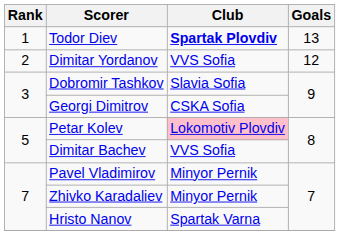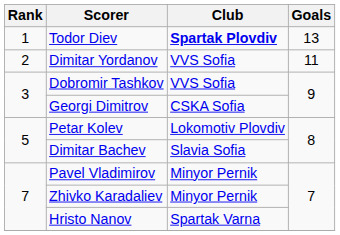(311, 60) 12 -> (311, 60) 11
(208, 83) Slavia Sofia -> (203, 83) VVS Sofia
(228, 128) pink background -> (228, 128) no background
(203, 151) VVS Sofia -> (208, 151) Slavia Sofia
